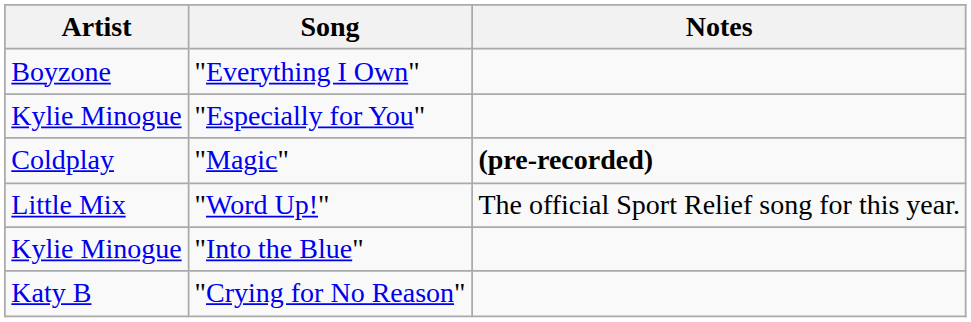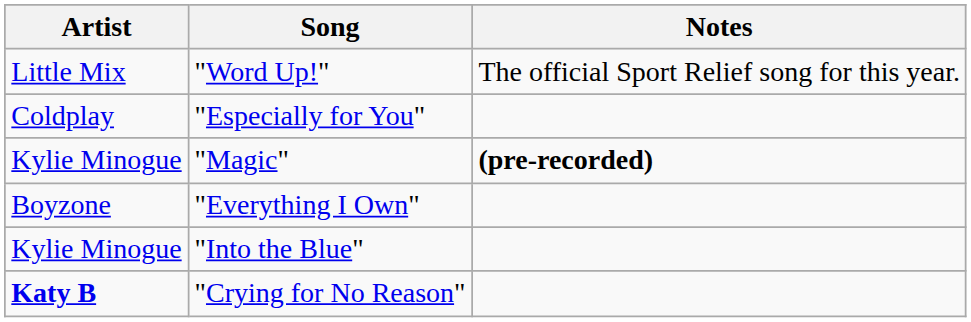rows swapped: (262, 204) <-> (307, 71)
(96, 115) Kylie Minogue -> (63, 115) Coldplay
(63, 159) Coldplay -> (96, 159) Kylie Minogue
(51, 293) normal -> (54, 293) bold
